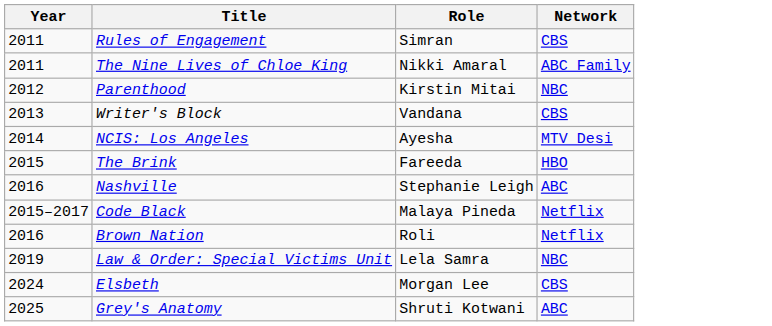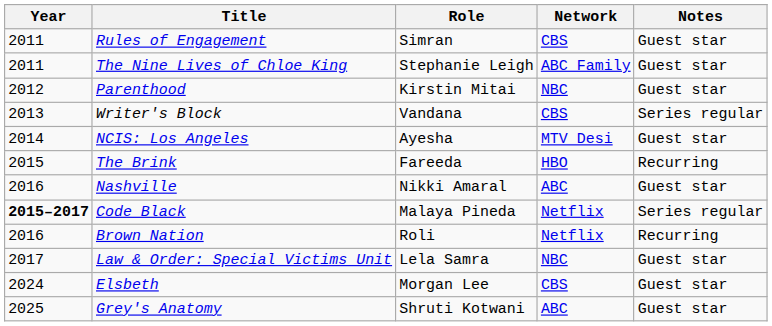+ column: (701, 17)
(453, 65) Nikki Amaral -> (466, 65) Stephanie Leigh
(466, 187) Stephanie Leigh -> (453, 187) Nikki Amaral
(49, 212) normal -> (49, 212) bold
(26, 260) 2019 -> (26, 260) 2017
